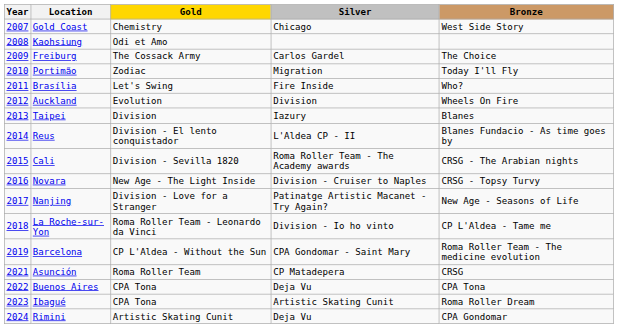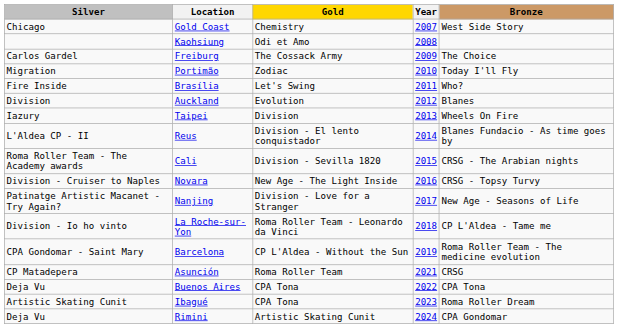columns swapped: (17, 12) <-> (355, 12)
(480, 101) Wheels On Fire -> (458, 101) Blanes
(458, 116) Blanes -> (480, 116) Wheels On Fire
